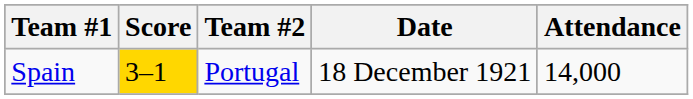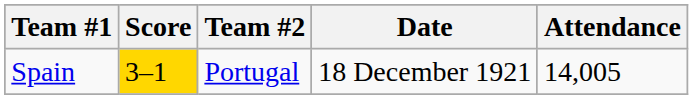(583, 71) 14,000 -> (583, 71) 14,005
